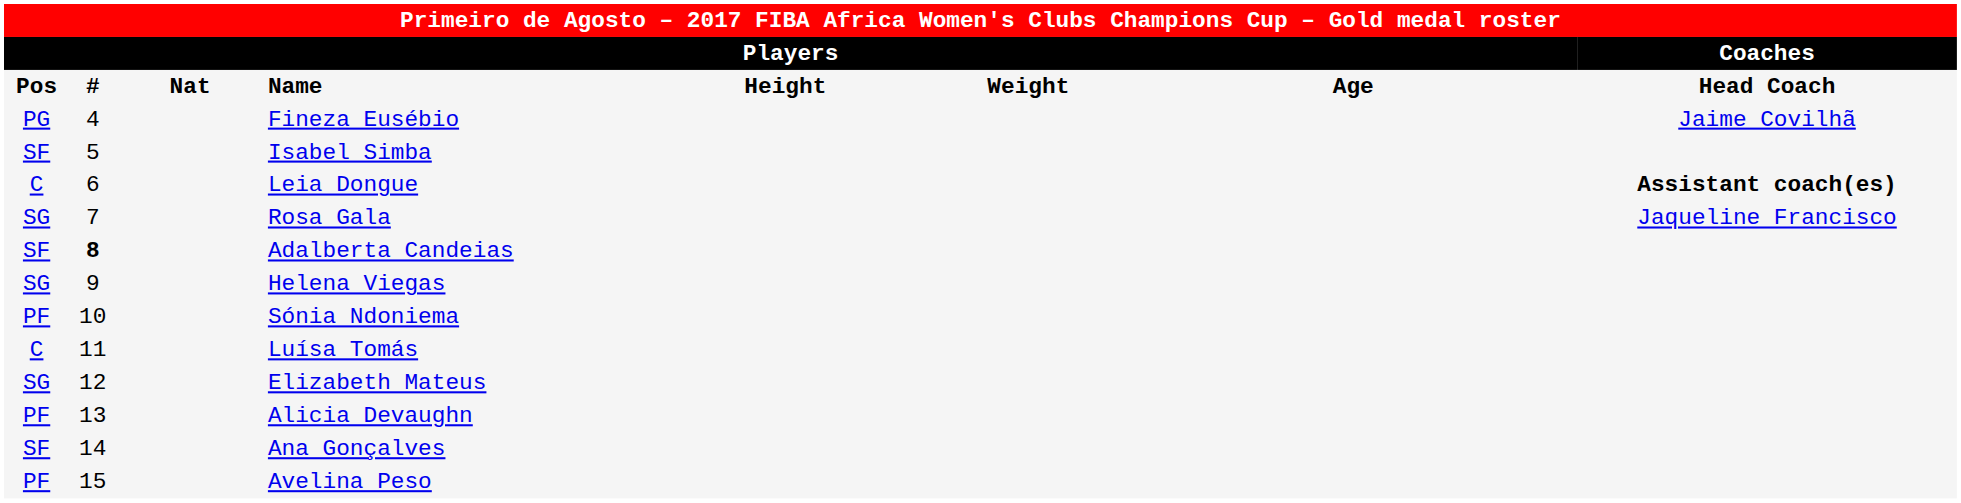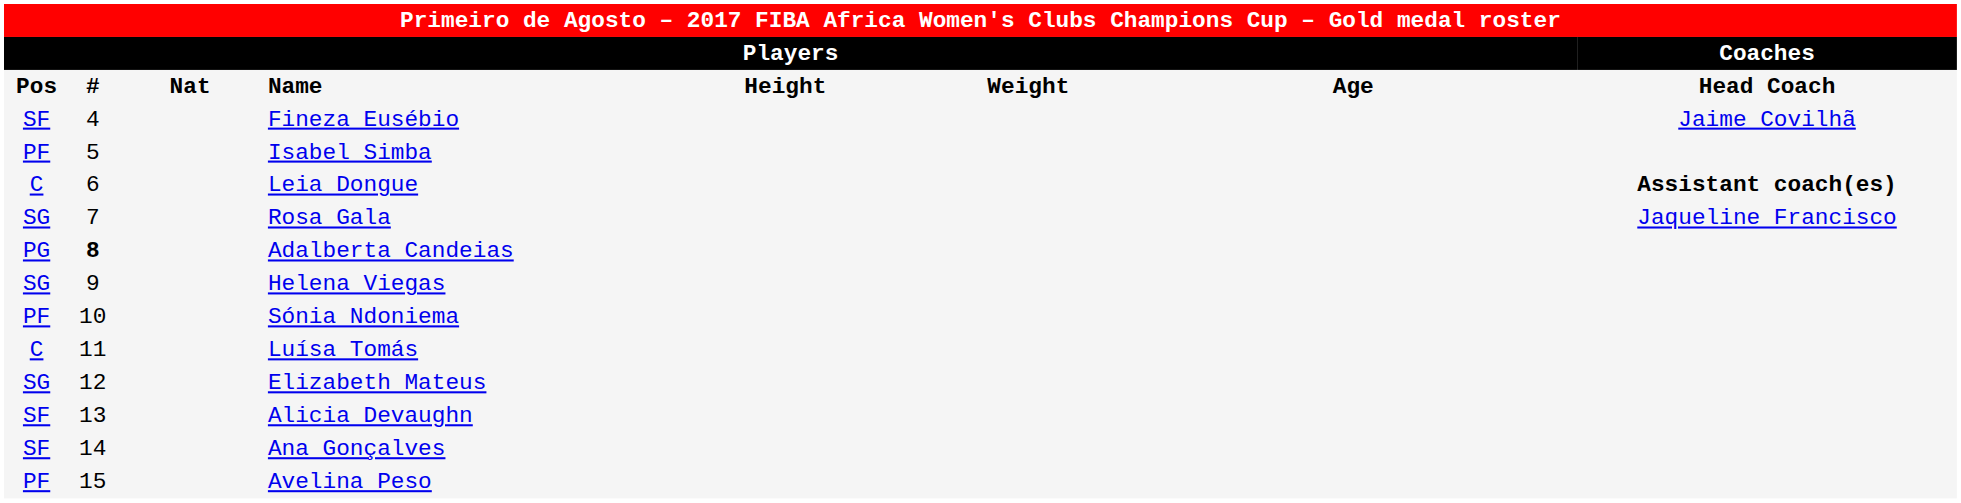(37, 119) PG -> (37, 119) SF
(37, 152) SF -> (37, 152) PF
(37, 251) SF -> (37, 251) PG
(37, 416) PF -> (37, 416) SF
